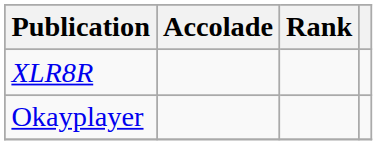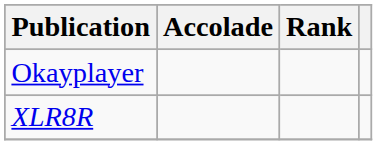rows swapped: (77, 116) <-> (52, 71)
